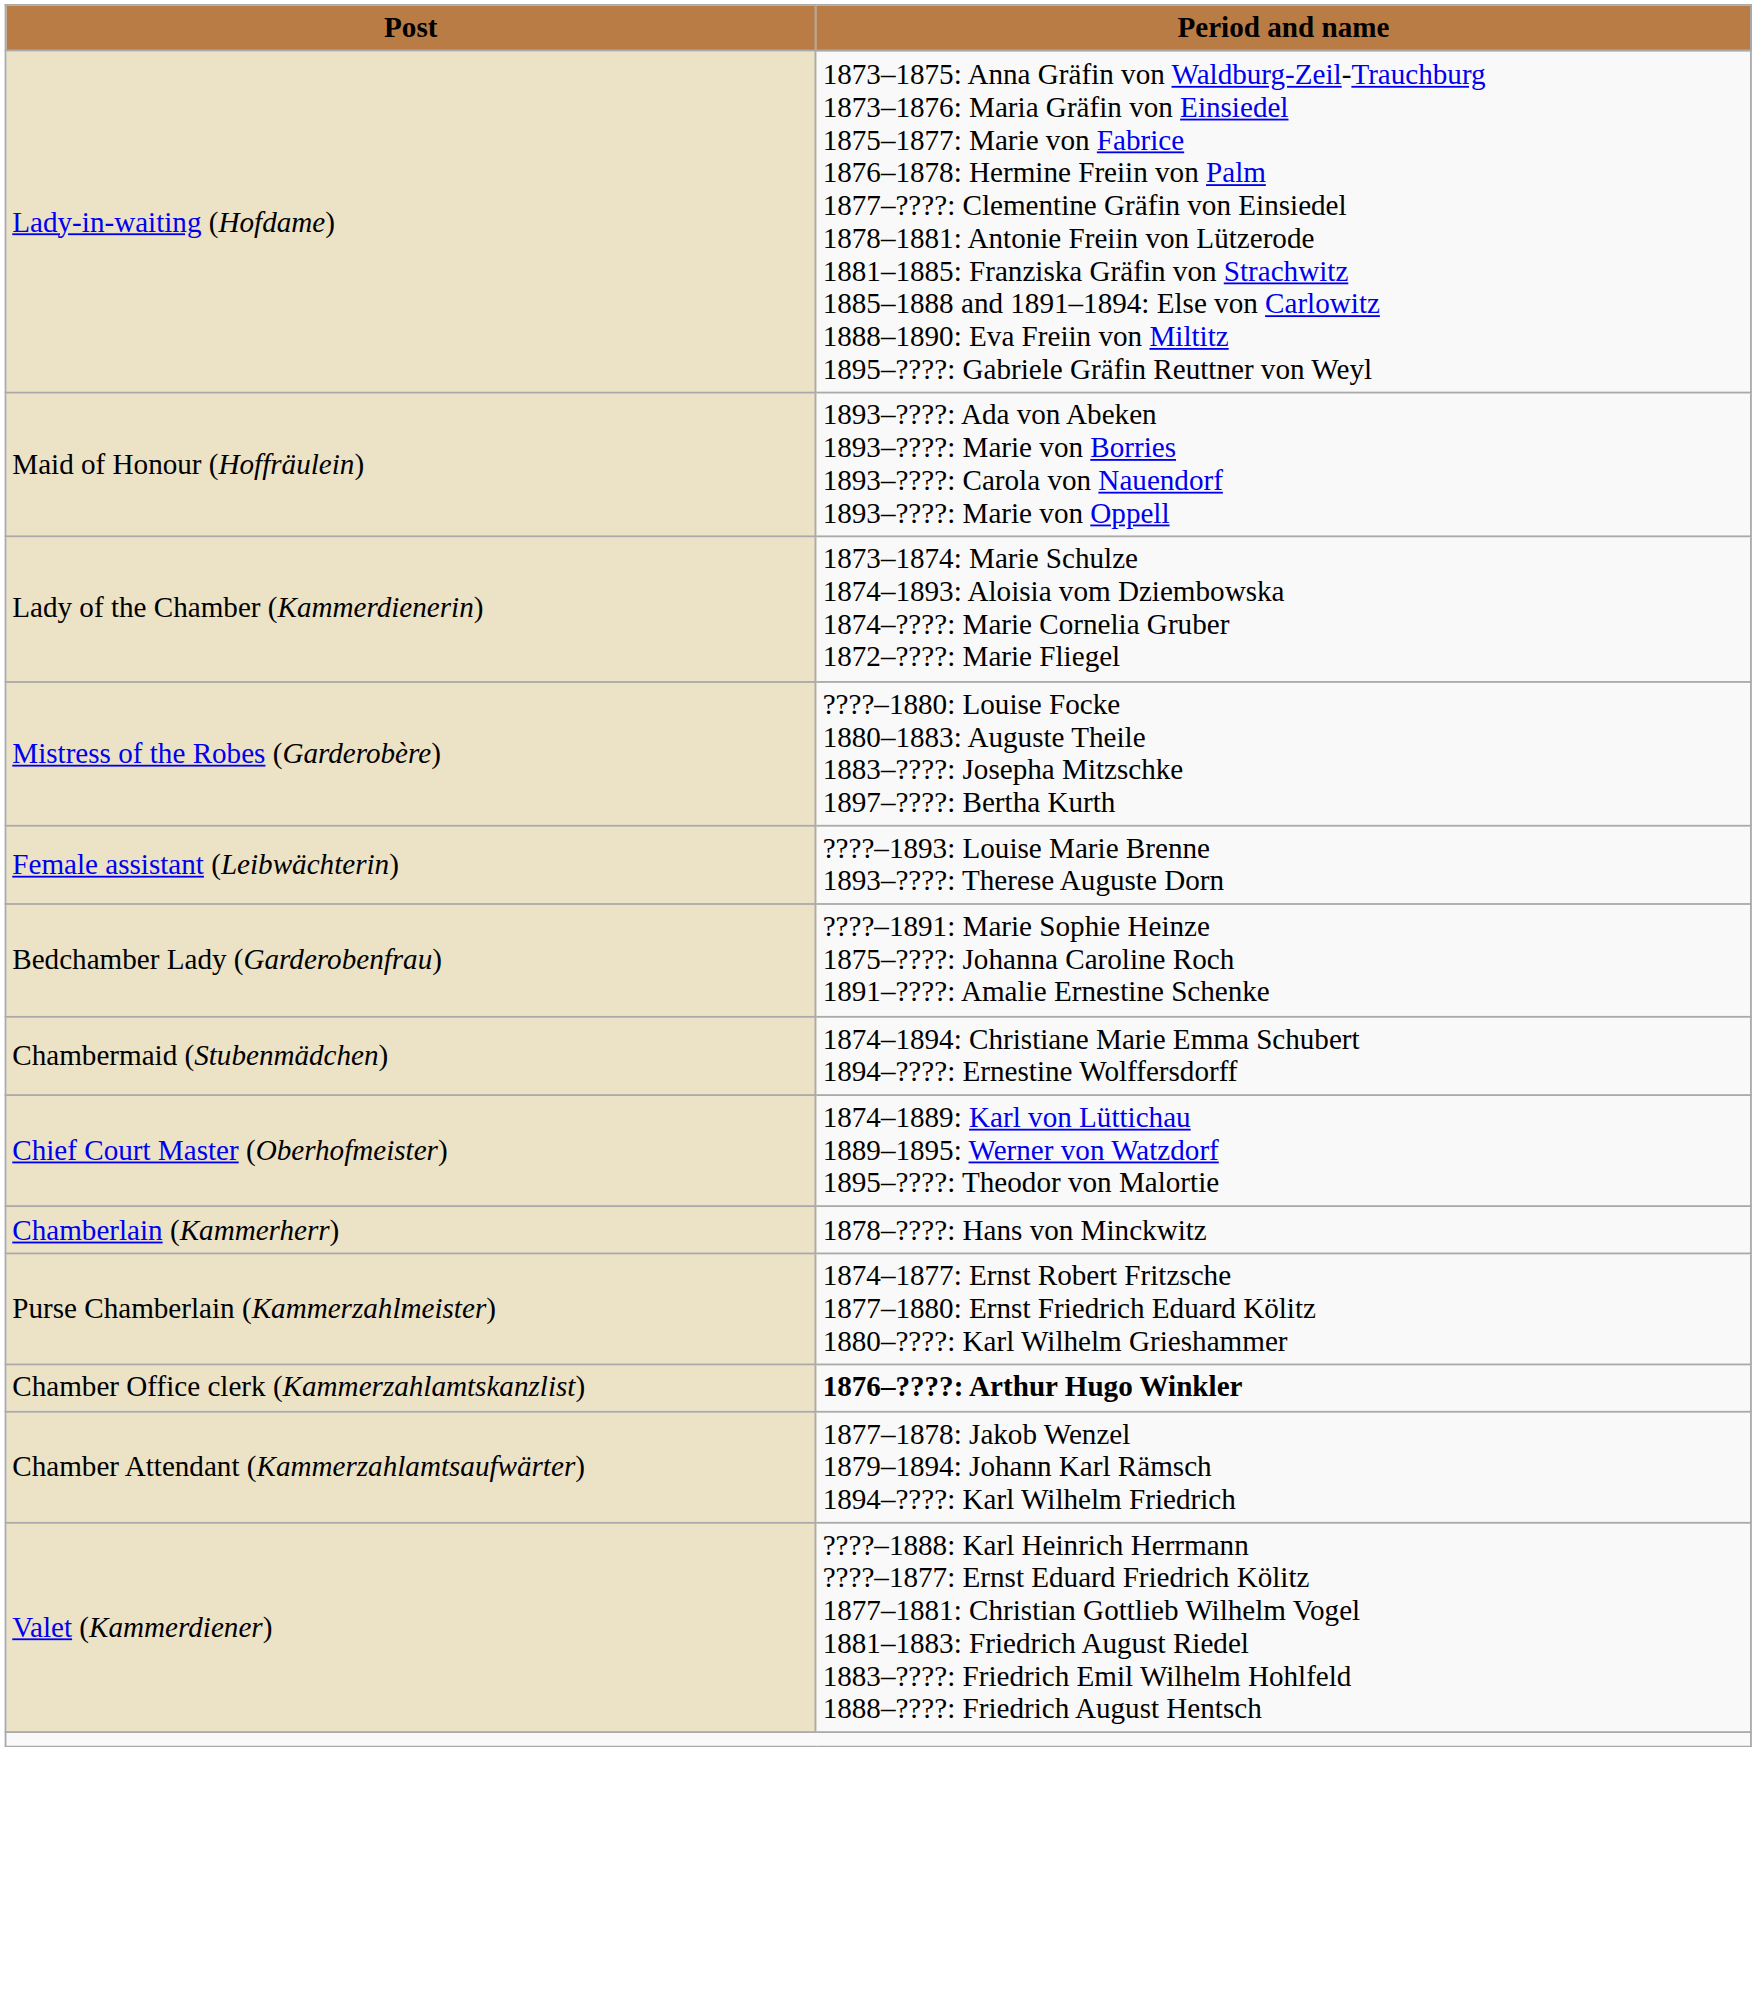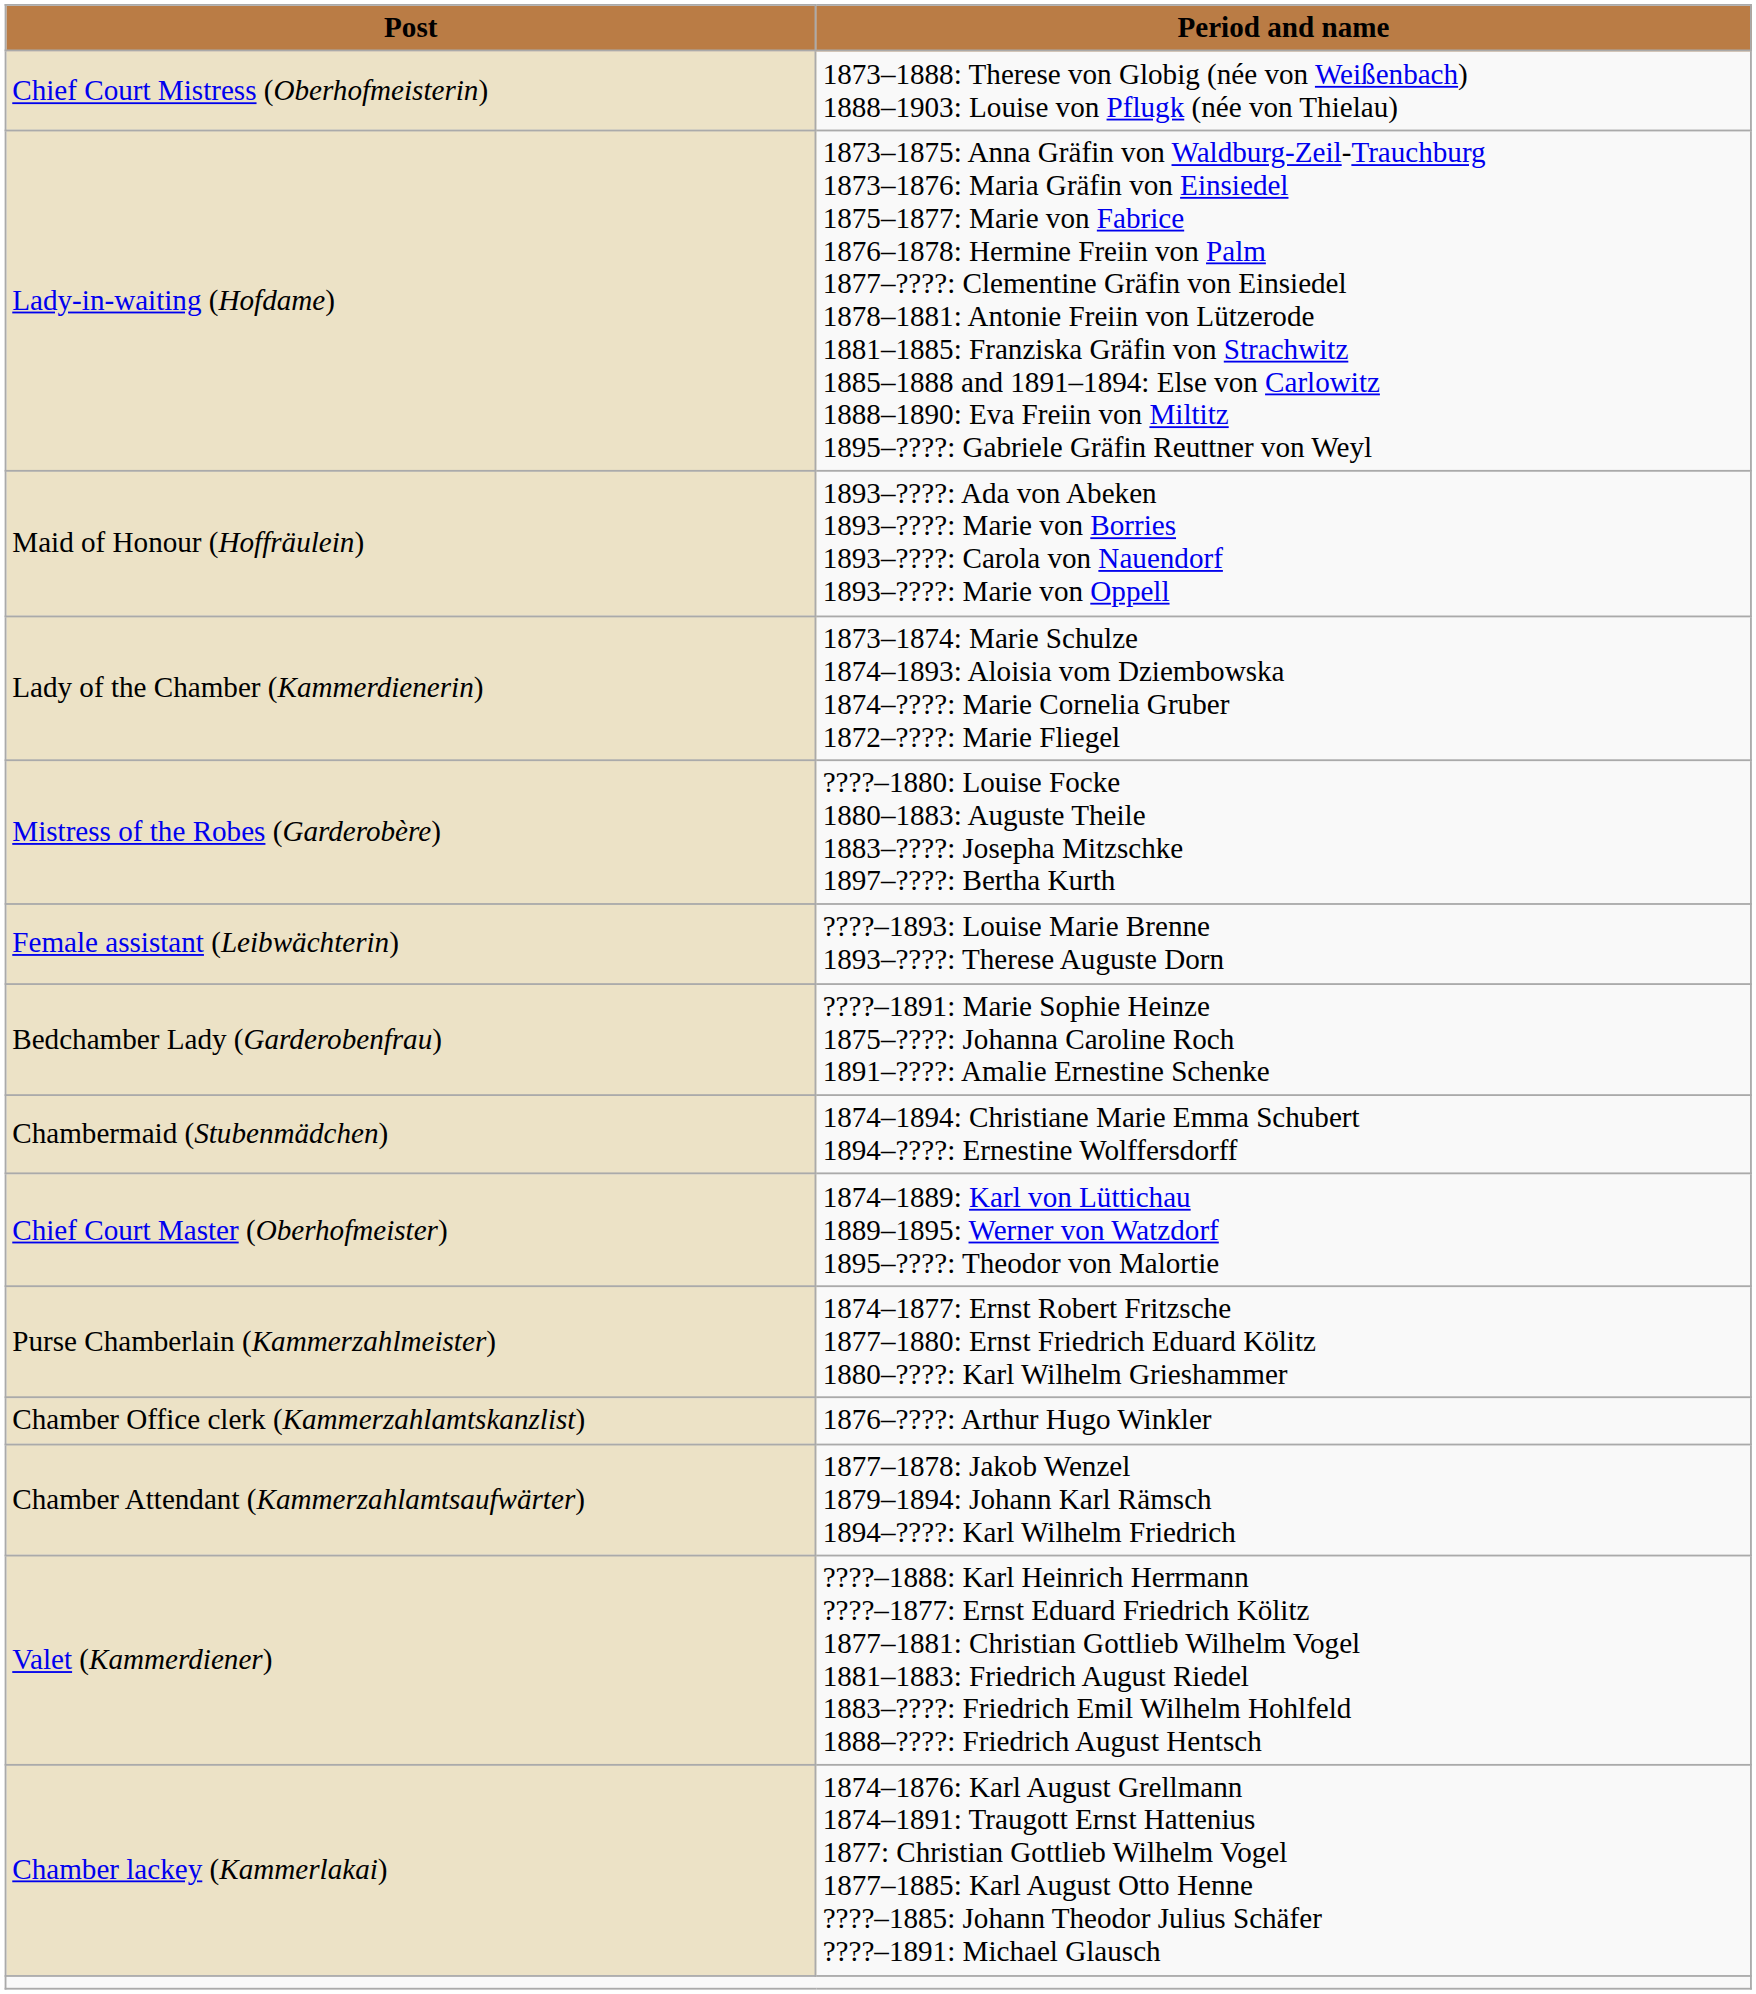+ row: (250, 90)
- row: (176, 1229)
(1033, 1387) bold -> (1017, 1420) normal
+ row: (200, 1869)
